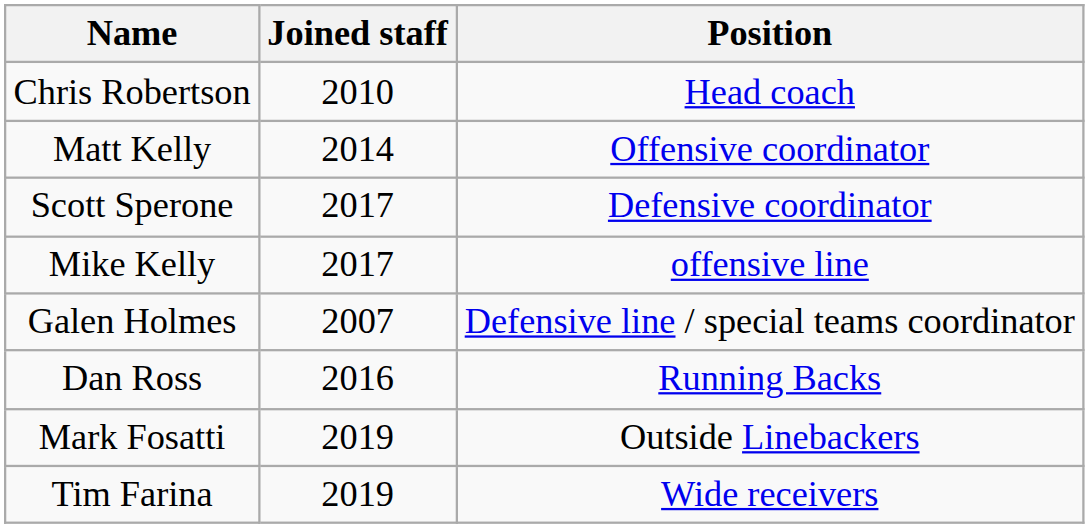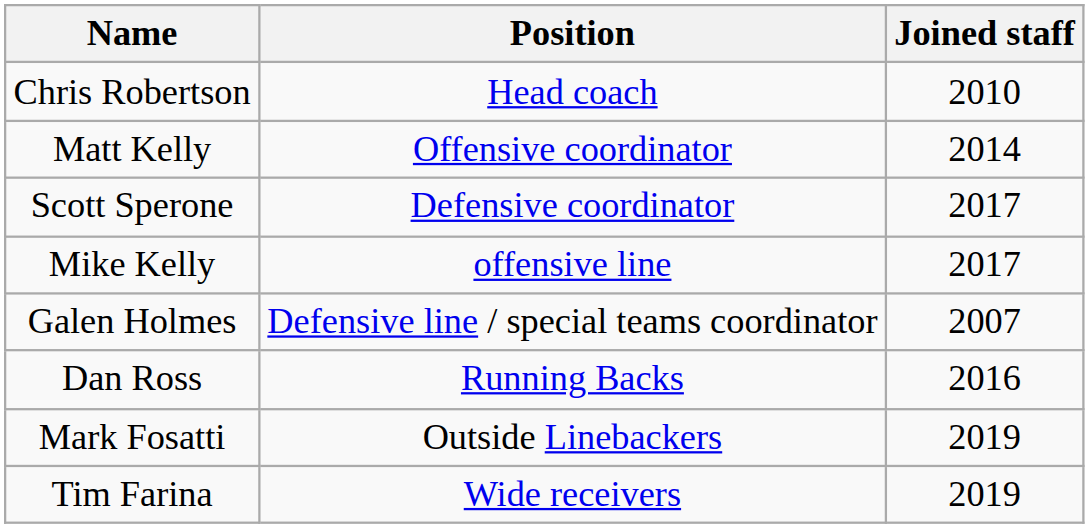columns swapped: (770, 33) <-> (358, 33)
